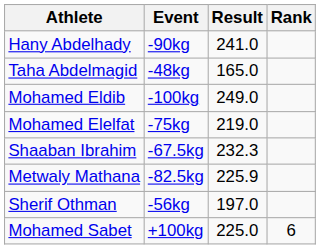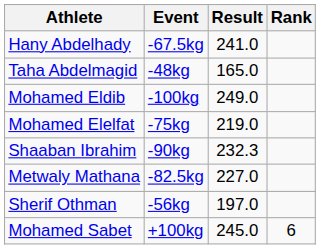(169, 44) -90kg -> (176, 44) -67.5kg
(176, 151) -67.5kg -> (169, 151) -90kg
(237, 177) 225.9 -> (237, 177) 227.0
(237, 230) 225.0 -> (237, 230) 245.0
